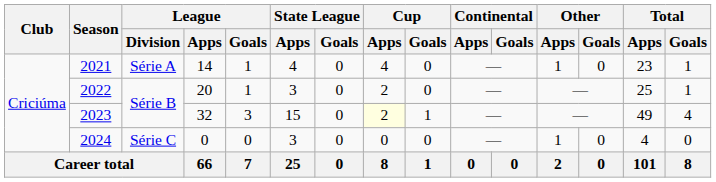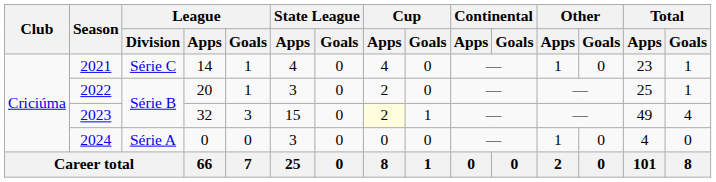(153, 66) Série A -> (153, 66) Série C
(153, 139) Série C -> (153, 139) Série A
